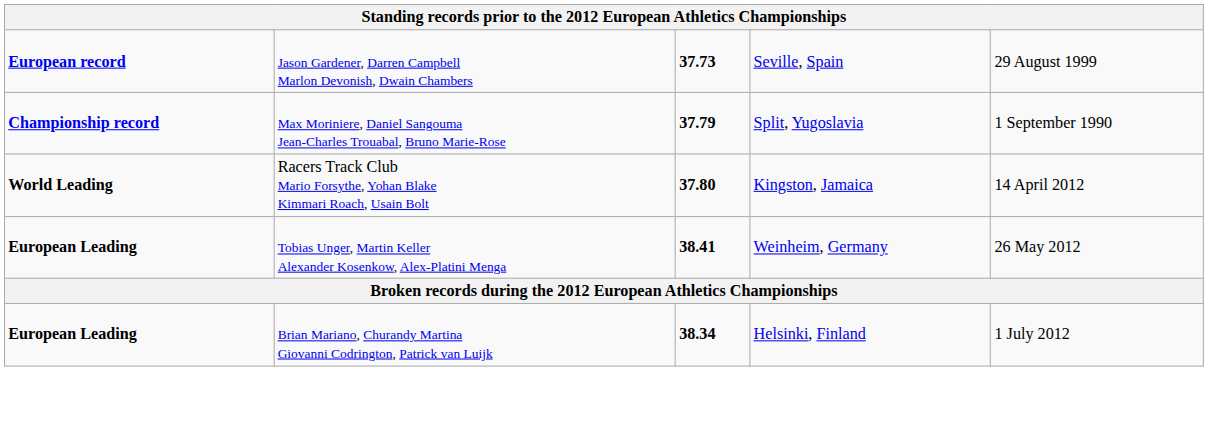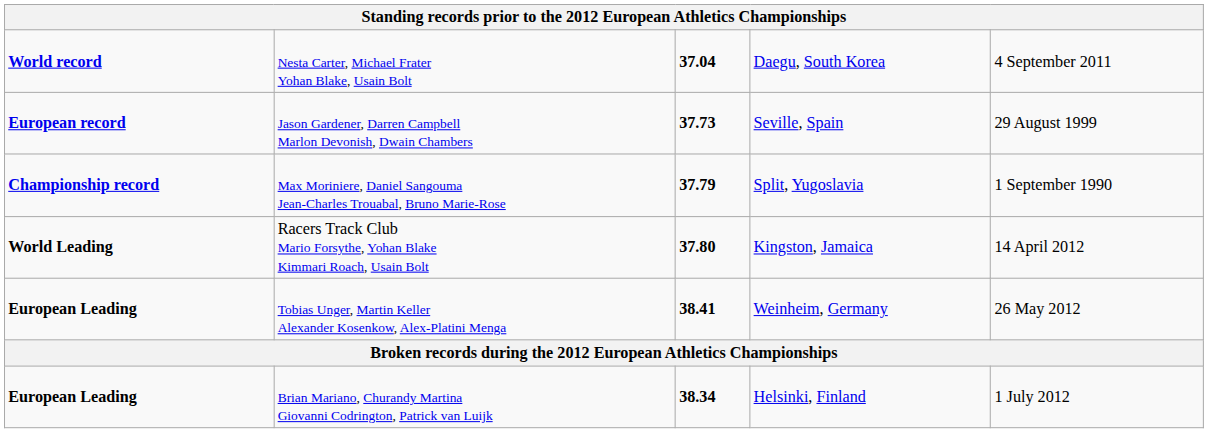+ row: (354, 71)
